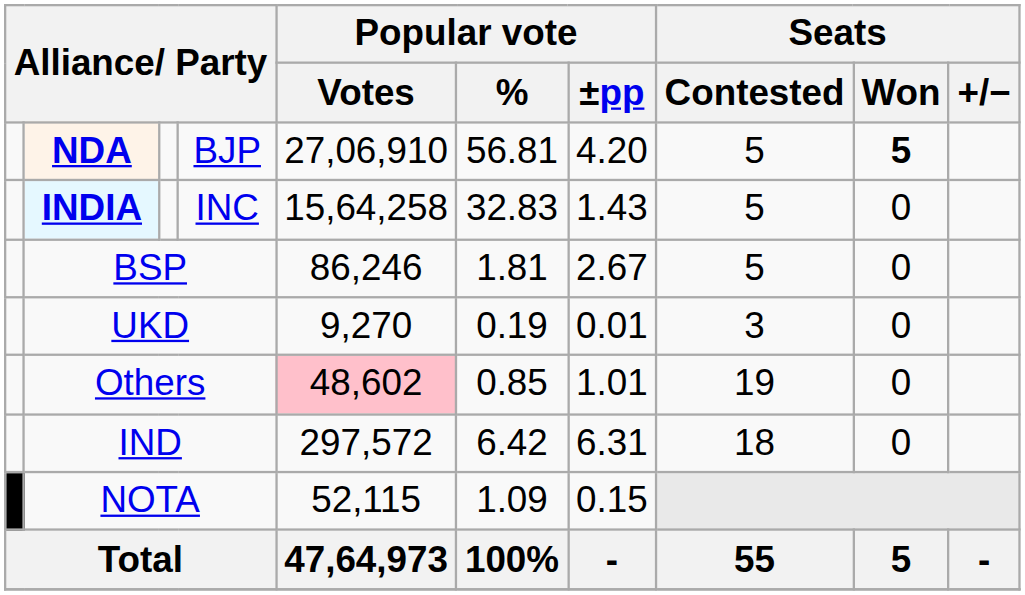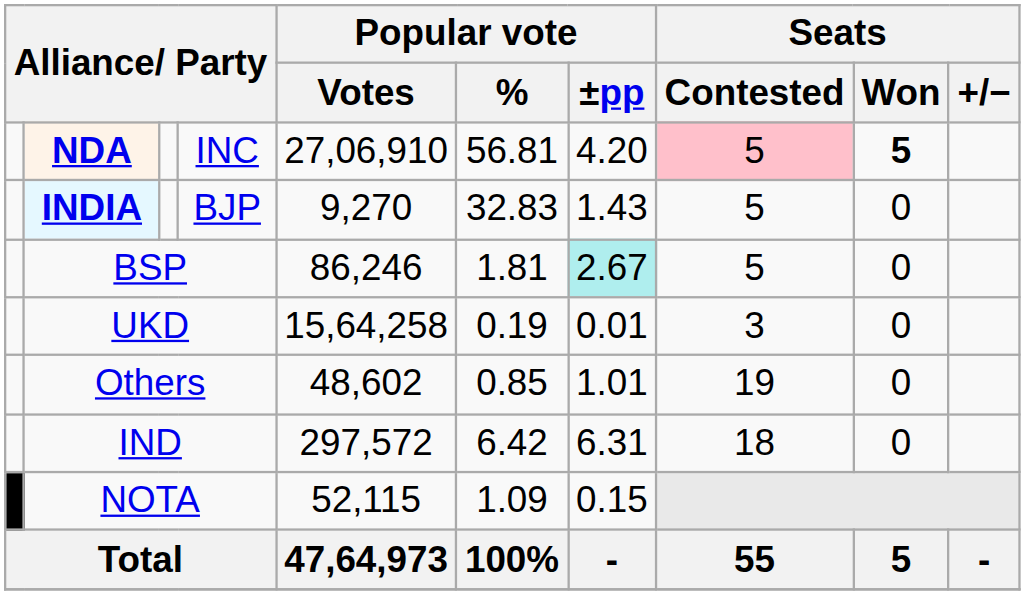(227, 150) BJP -> (227, 150) INC
(755, 150) no background -> (755, 150) pink background
(227, 208) INC -> (227, 208) BJP
(366, 208) 15,64,258 -> (366, 208) 9,270
(612, 267) no background -> (612, 267) paleturquoise background
(366, 325) 9,270 -> (366, 325) 15,64,258
(366, 383) pink background -> (366, 383) no background
